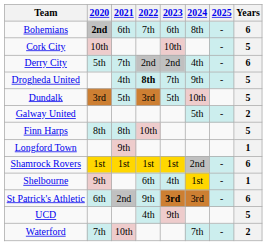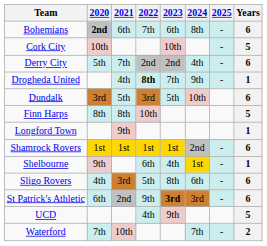(248, 80) 5 -> (248, 80) 1
(248, 97) 5 -> (248, 97) 6
- row: (46, 114)
+ row: (46, 181)
